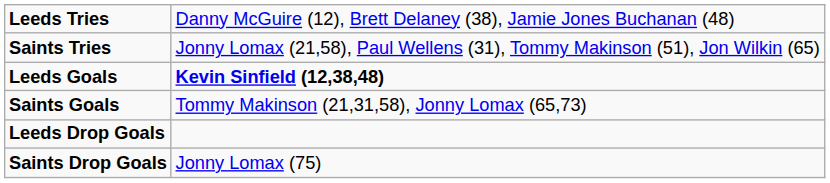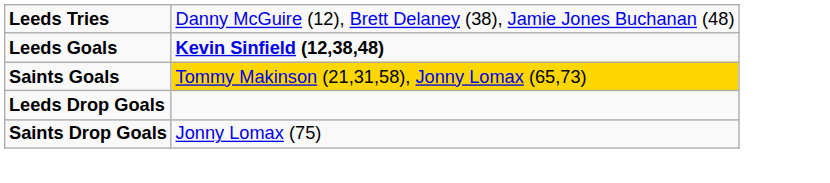- row: (60, 47)
(381, 105) no background -> (381, 76) gold background
